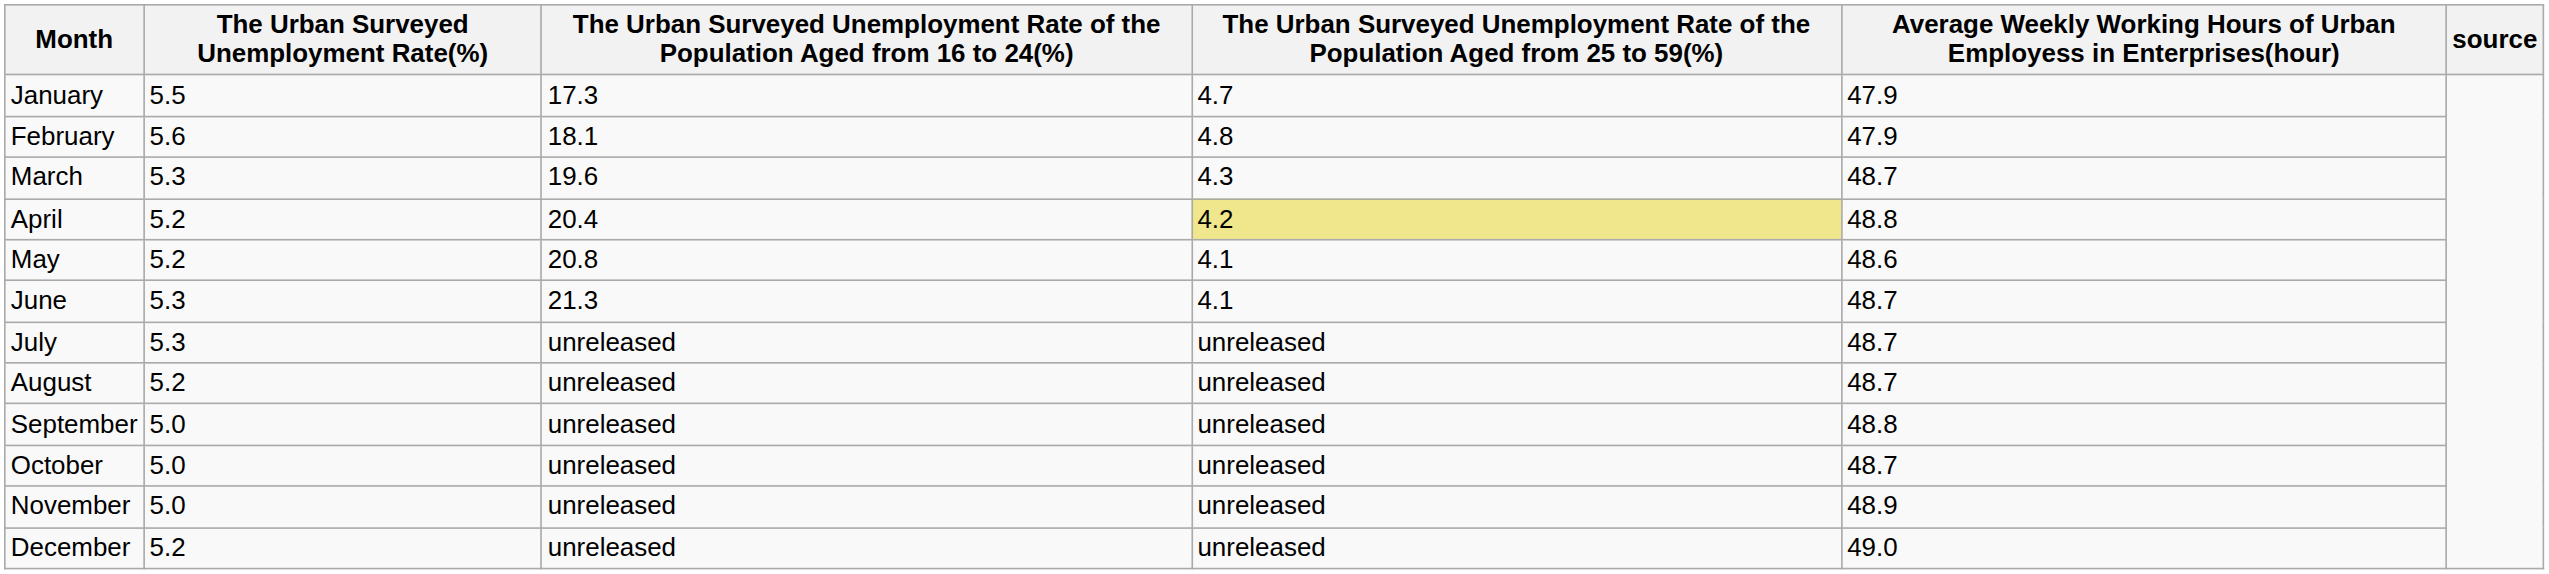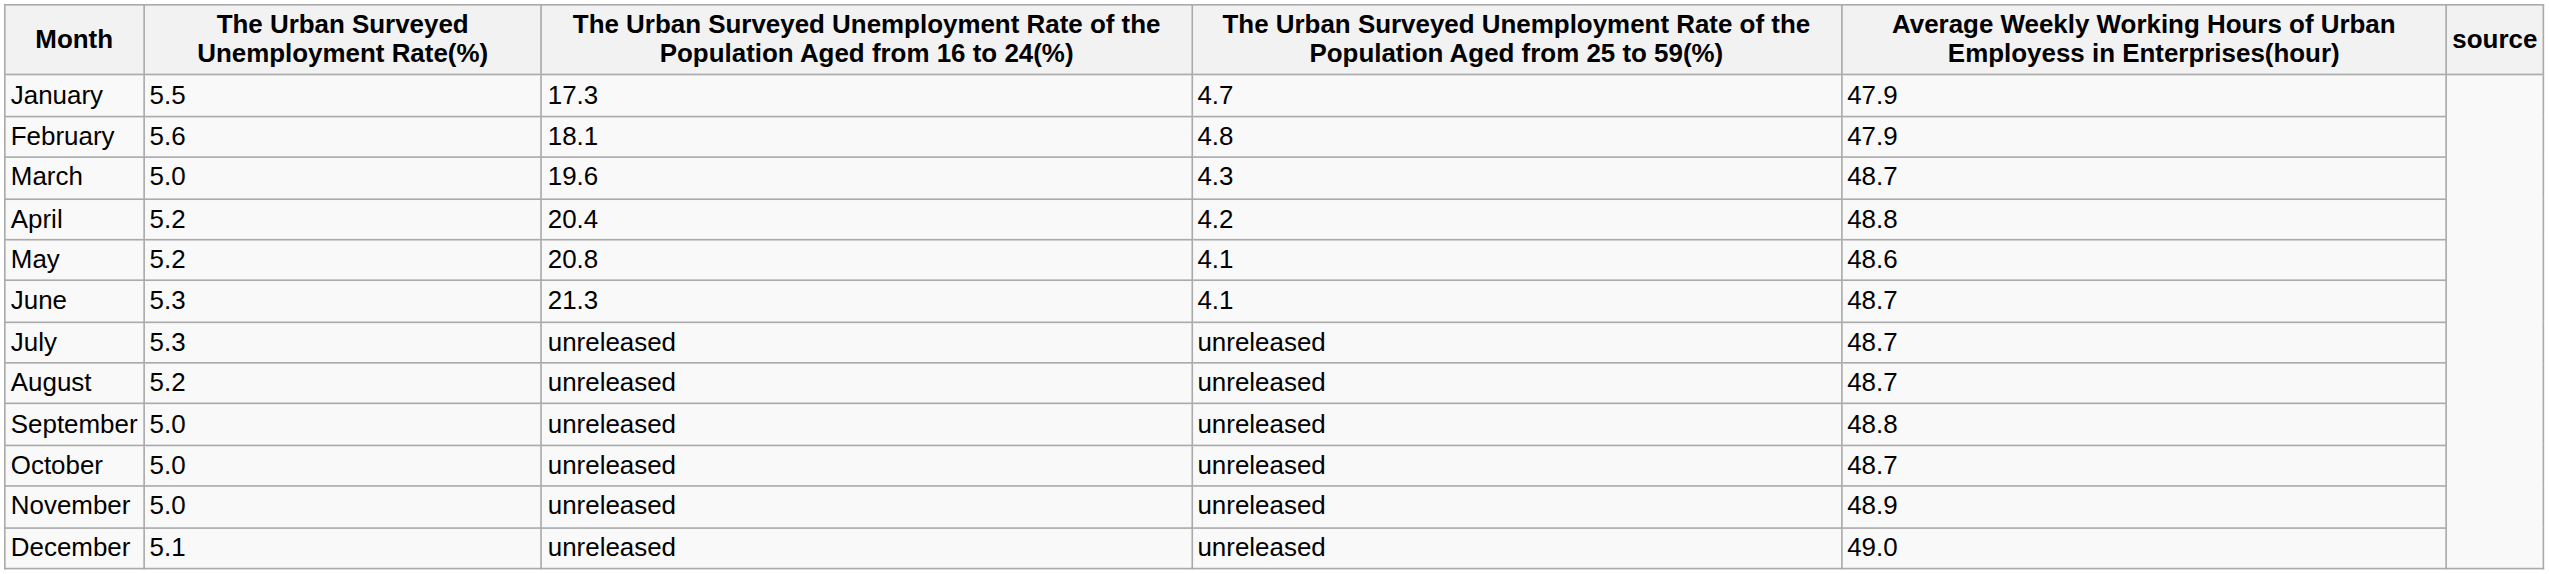(168, 177) 5.3 -> (168, 177) 5.0
(1215, 218) khaki background -> (1215, 218) no background
(168, 547) 5.2 -> (168, 547) 5.1
